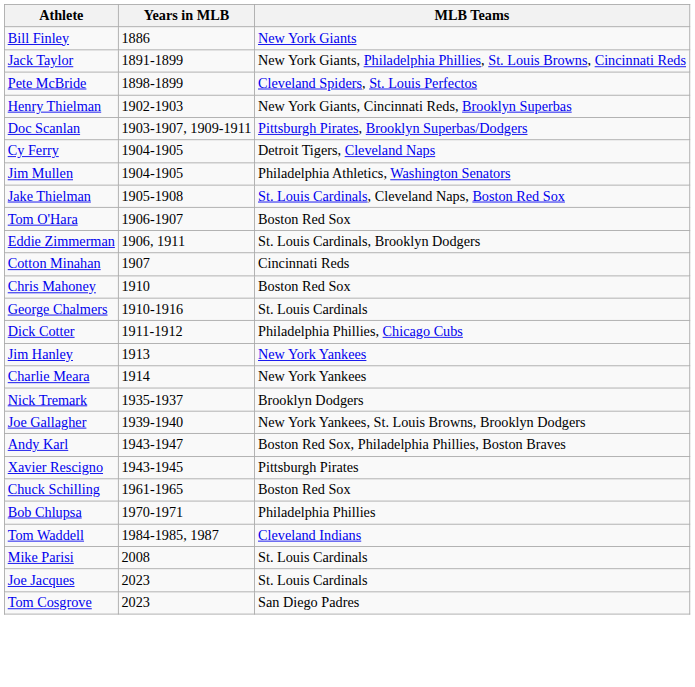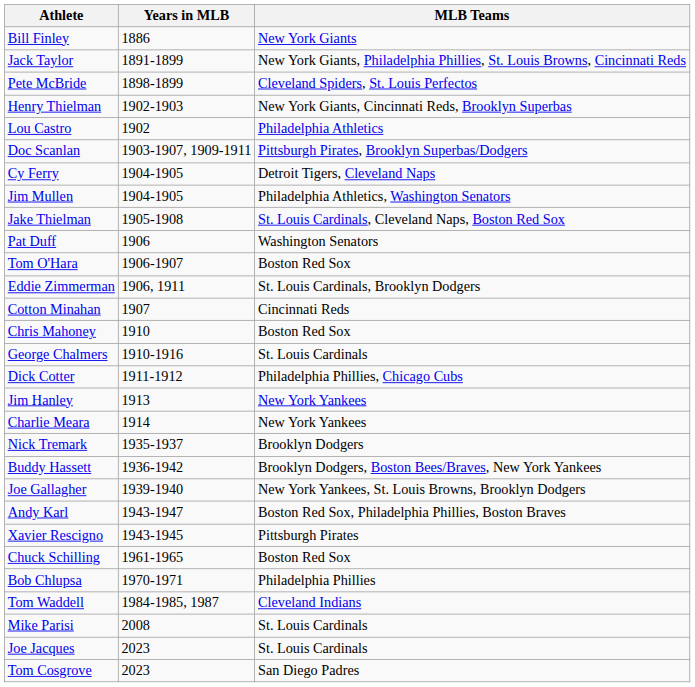+ row: (40, 128)
+ row: (32, 241)
+ row: (49, 467)
